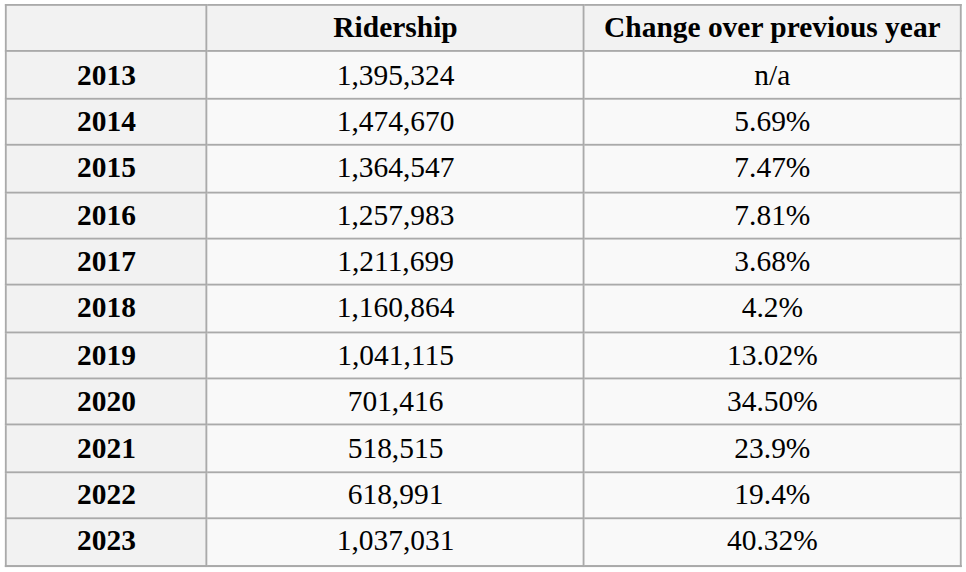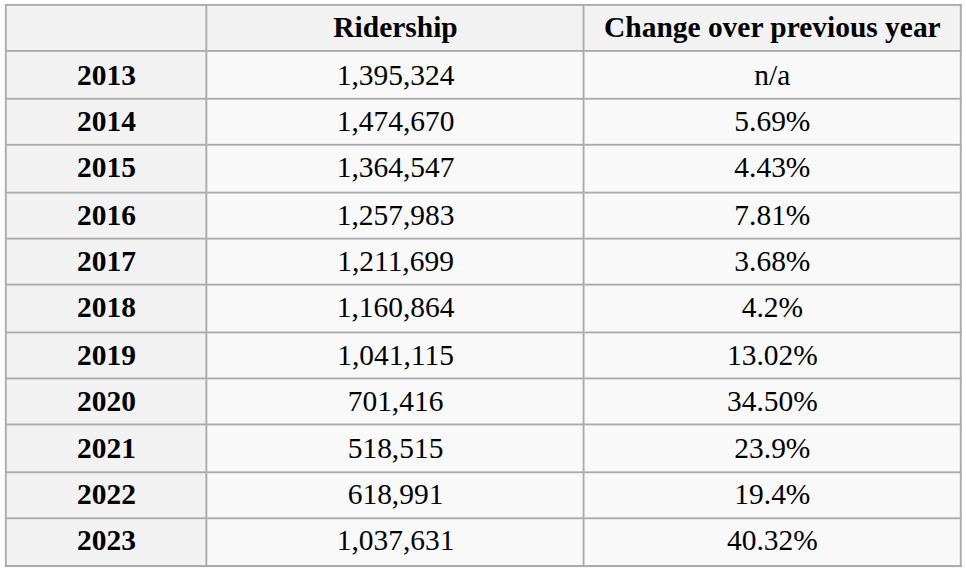(772, 167) 7.47% -> (772, 167) 4.43%
(396, 541) 1,037,031 -> (396, 541) 1,037,631
